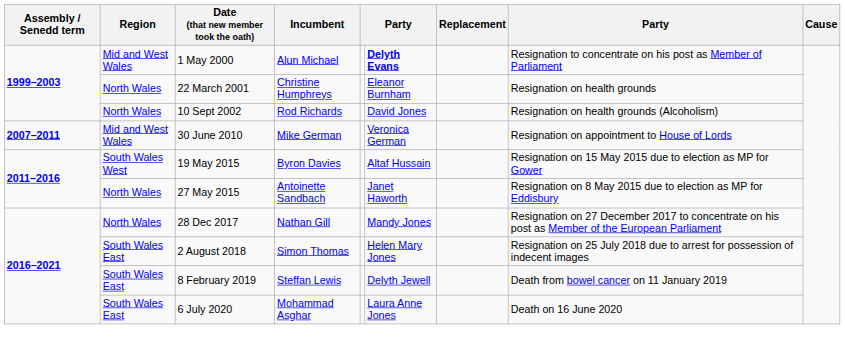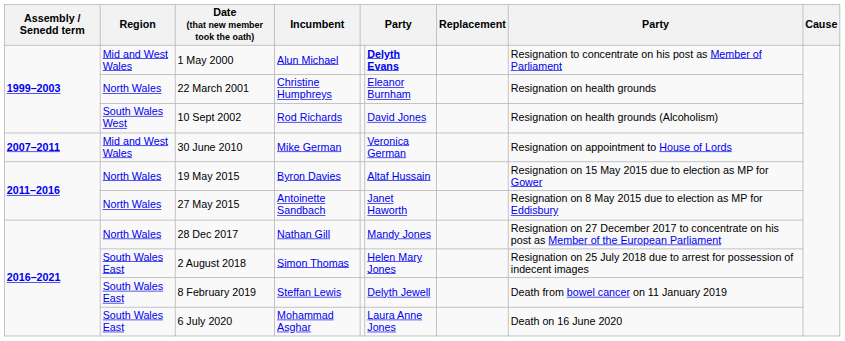(132, 112) North Wales -> (133, 118) South Wales West
(133, 164) South Wales West -> (132, 176) North Wales
